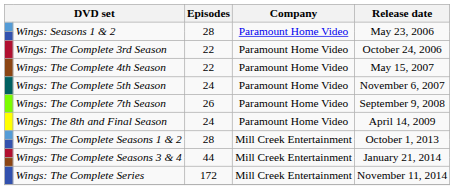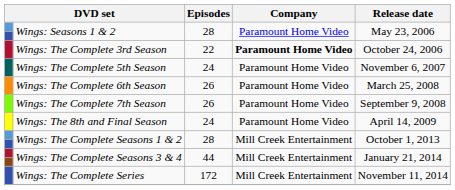(294, 49) normal -> (294, 49) bold
- row: (91, 67)
+ row: (91, 85)
